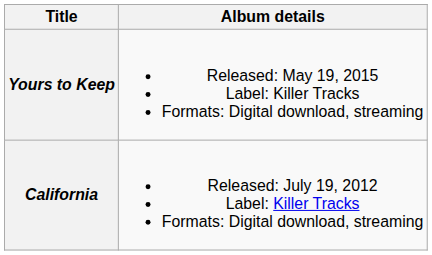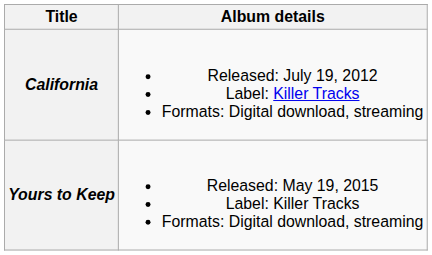rows swapped: (62, 195) <-> (62, 84)
